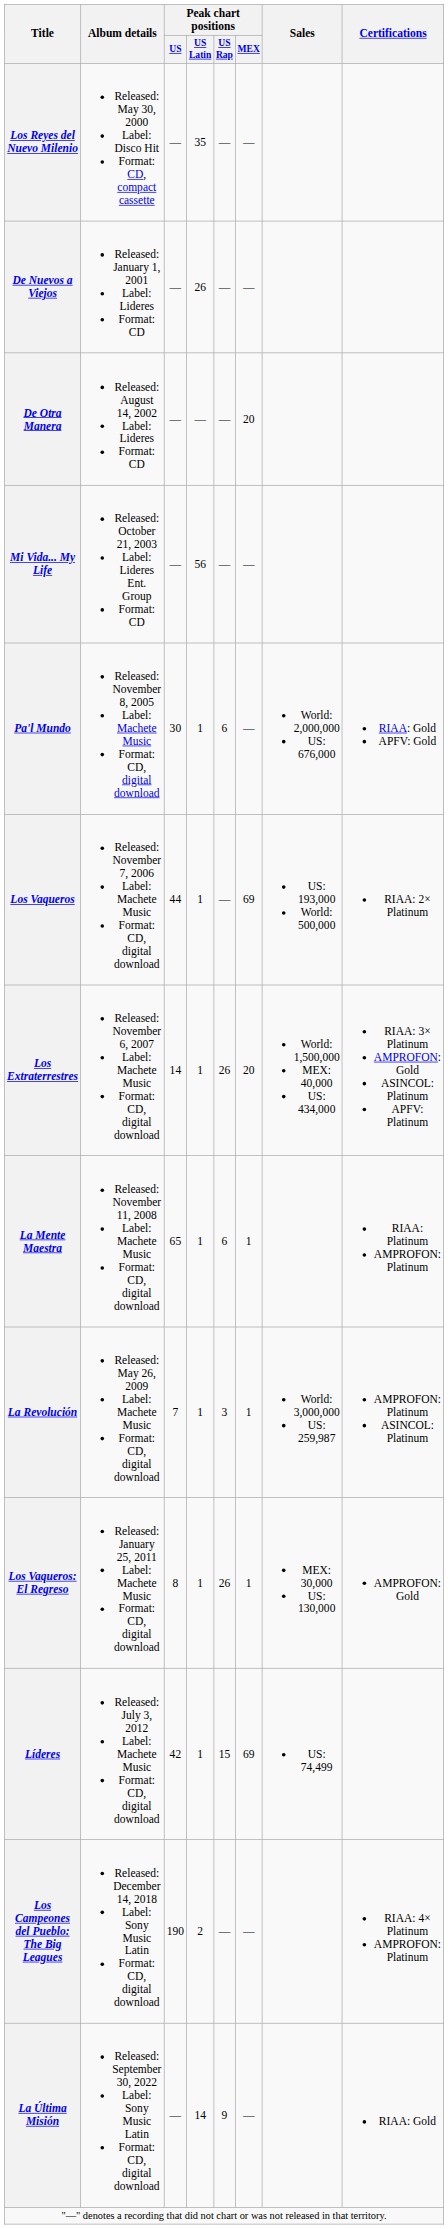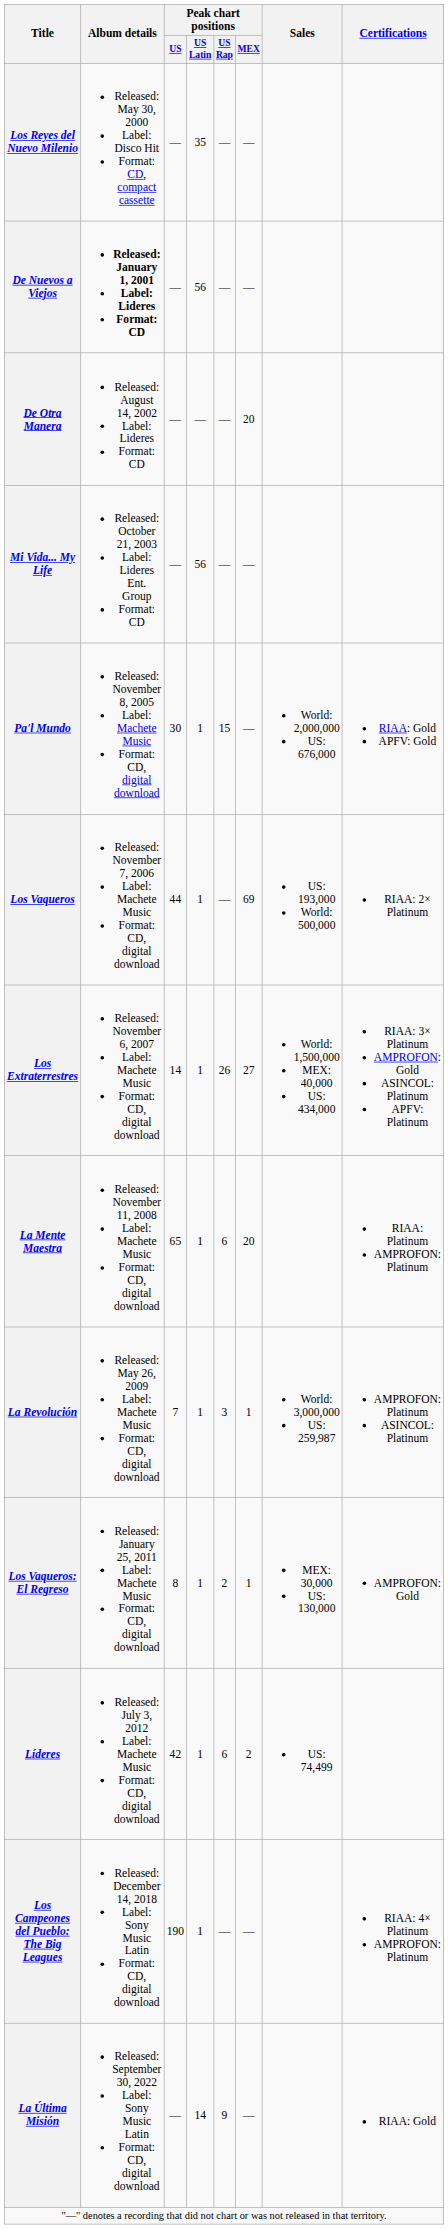(122, 294) normal -> (122, 294) bold
(200, 287) 26 -> (200, 287) 56
(224, 728) 6 -> (224, 728) 15
(249, 1070) 20 -> (249, 1070) 27
(249, 1241) 1 -> (249, 1241) 20
(224, 1583) 26 -> (224, 1583) 2
(224, 1754) 15 -> (224, 1754) 6
(249, 1754) 69 -> (249, 1754) 2
(200, 1931) 2 -> (200, 1931) 1
